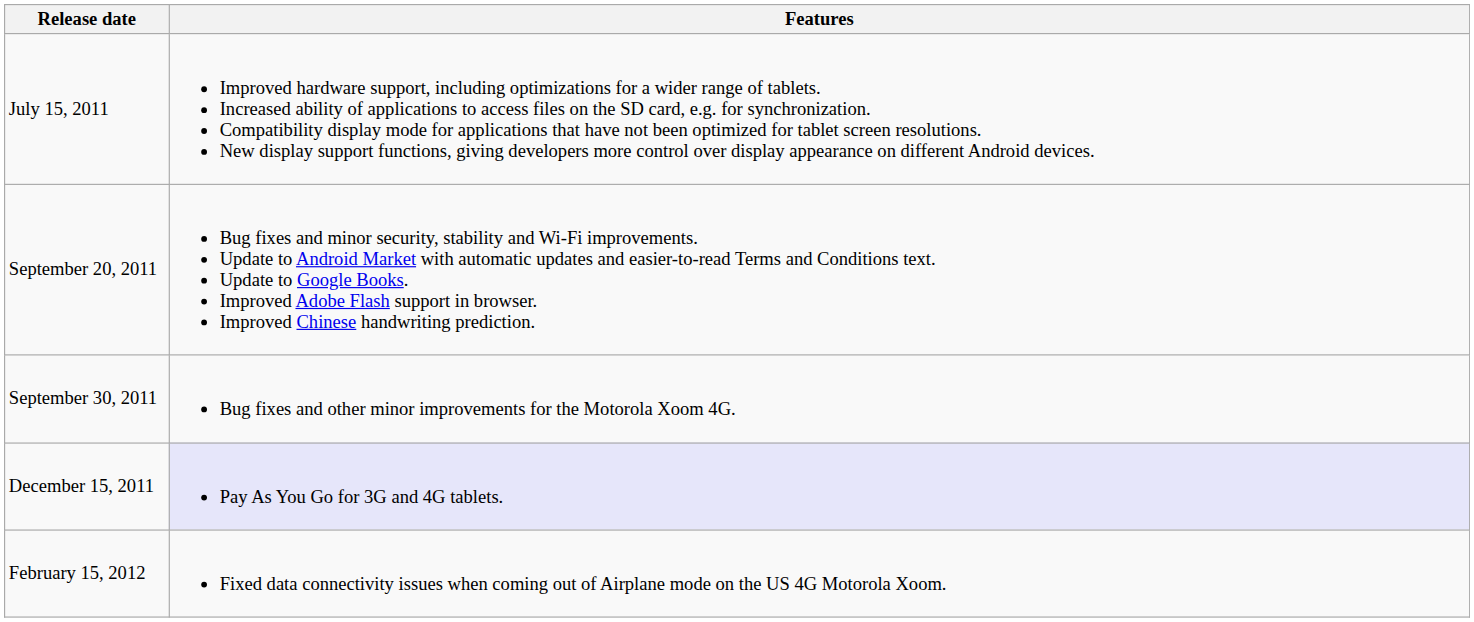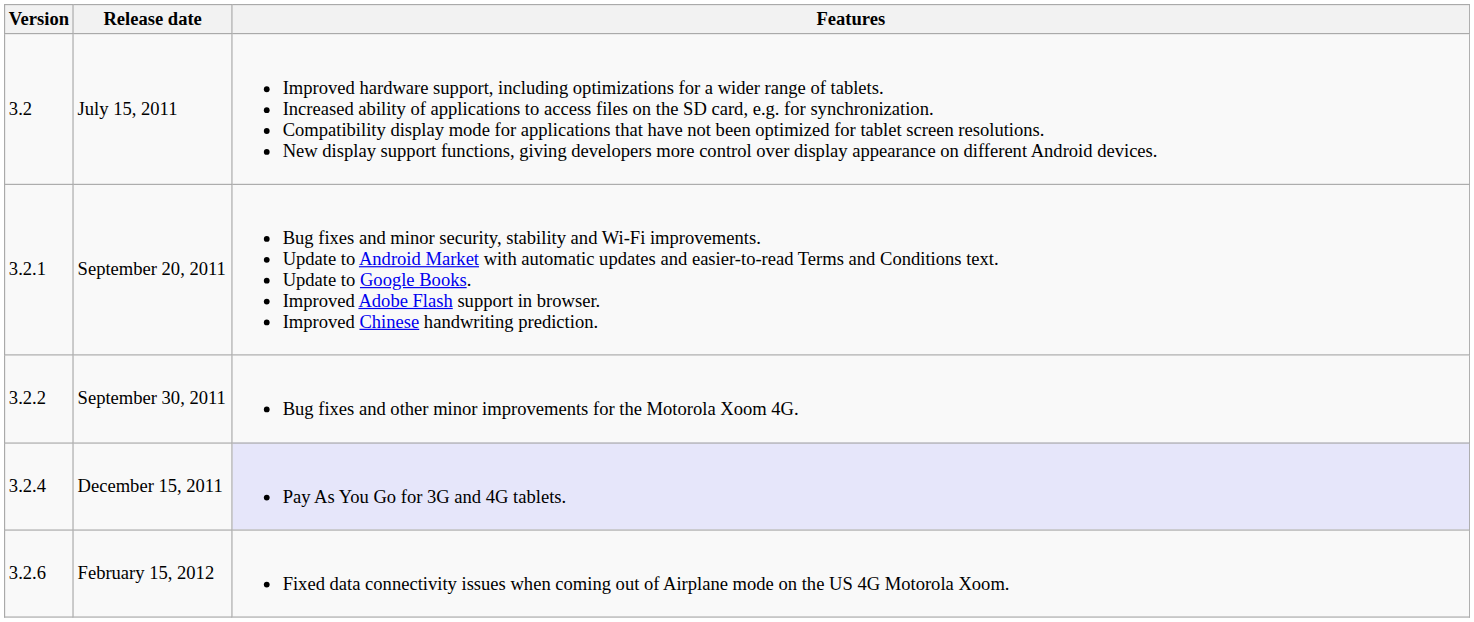+ column: (39, 19)
